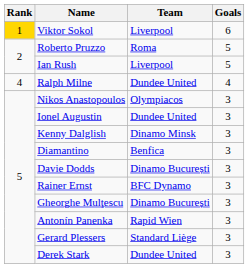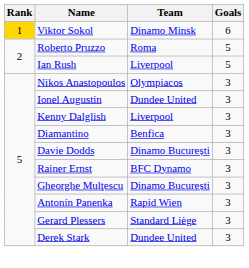(152, 30) Liverpool -> (163, 30) Dinamo Minsk
- row: (65, 82)
(163, 133) Dinamo Minsk -> (152, 116) Liverpool
